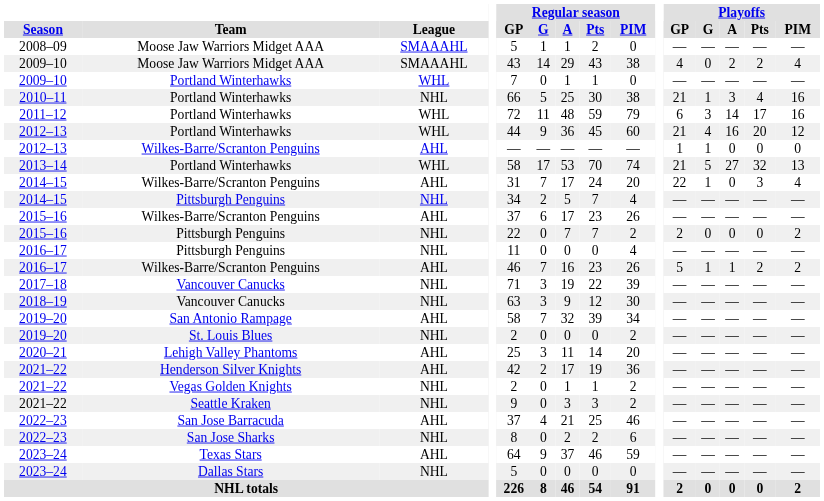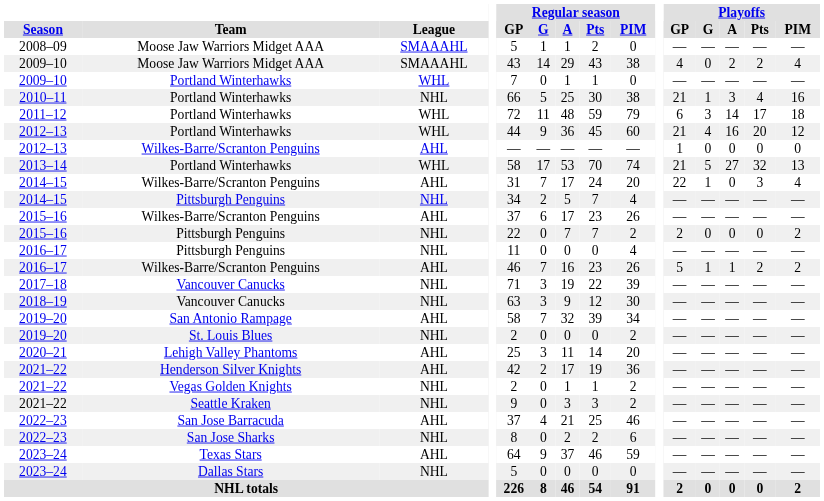(798, 114) 16 -> (798, 114) 18
(708, 148) 1 -> (708, 148) 0
